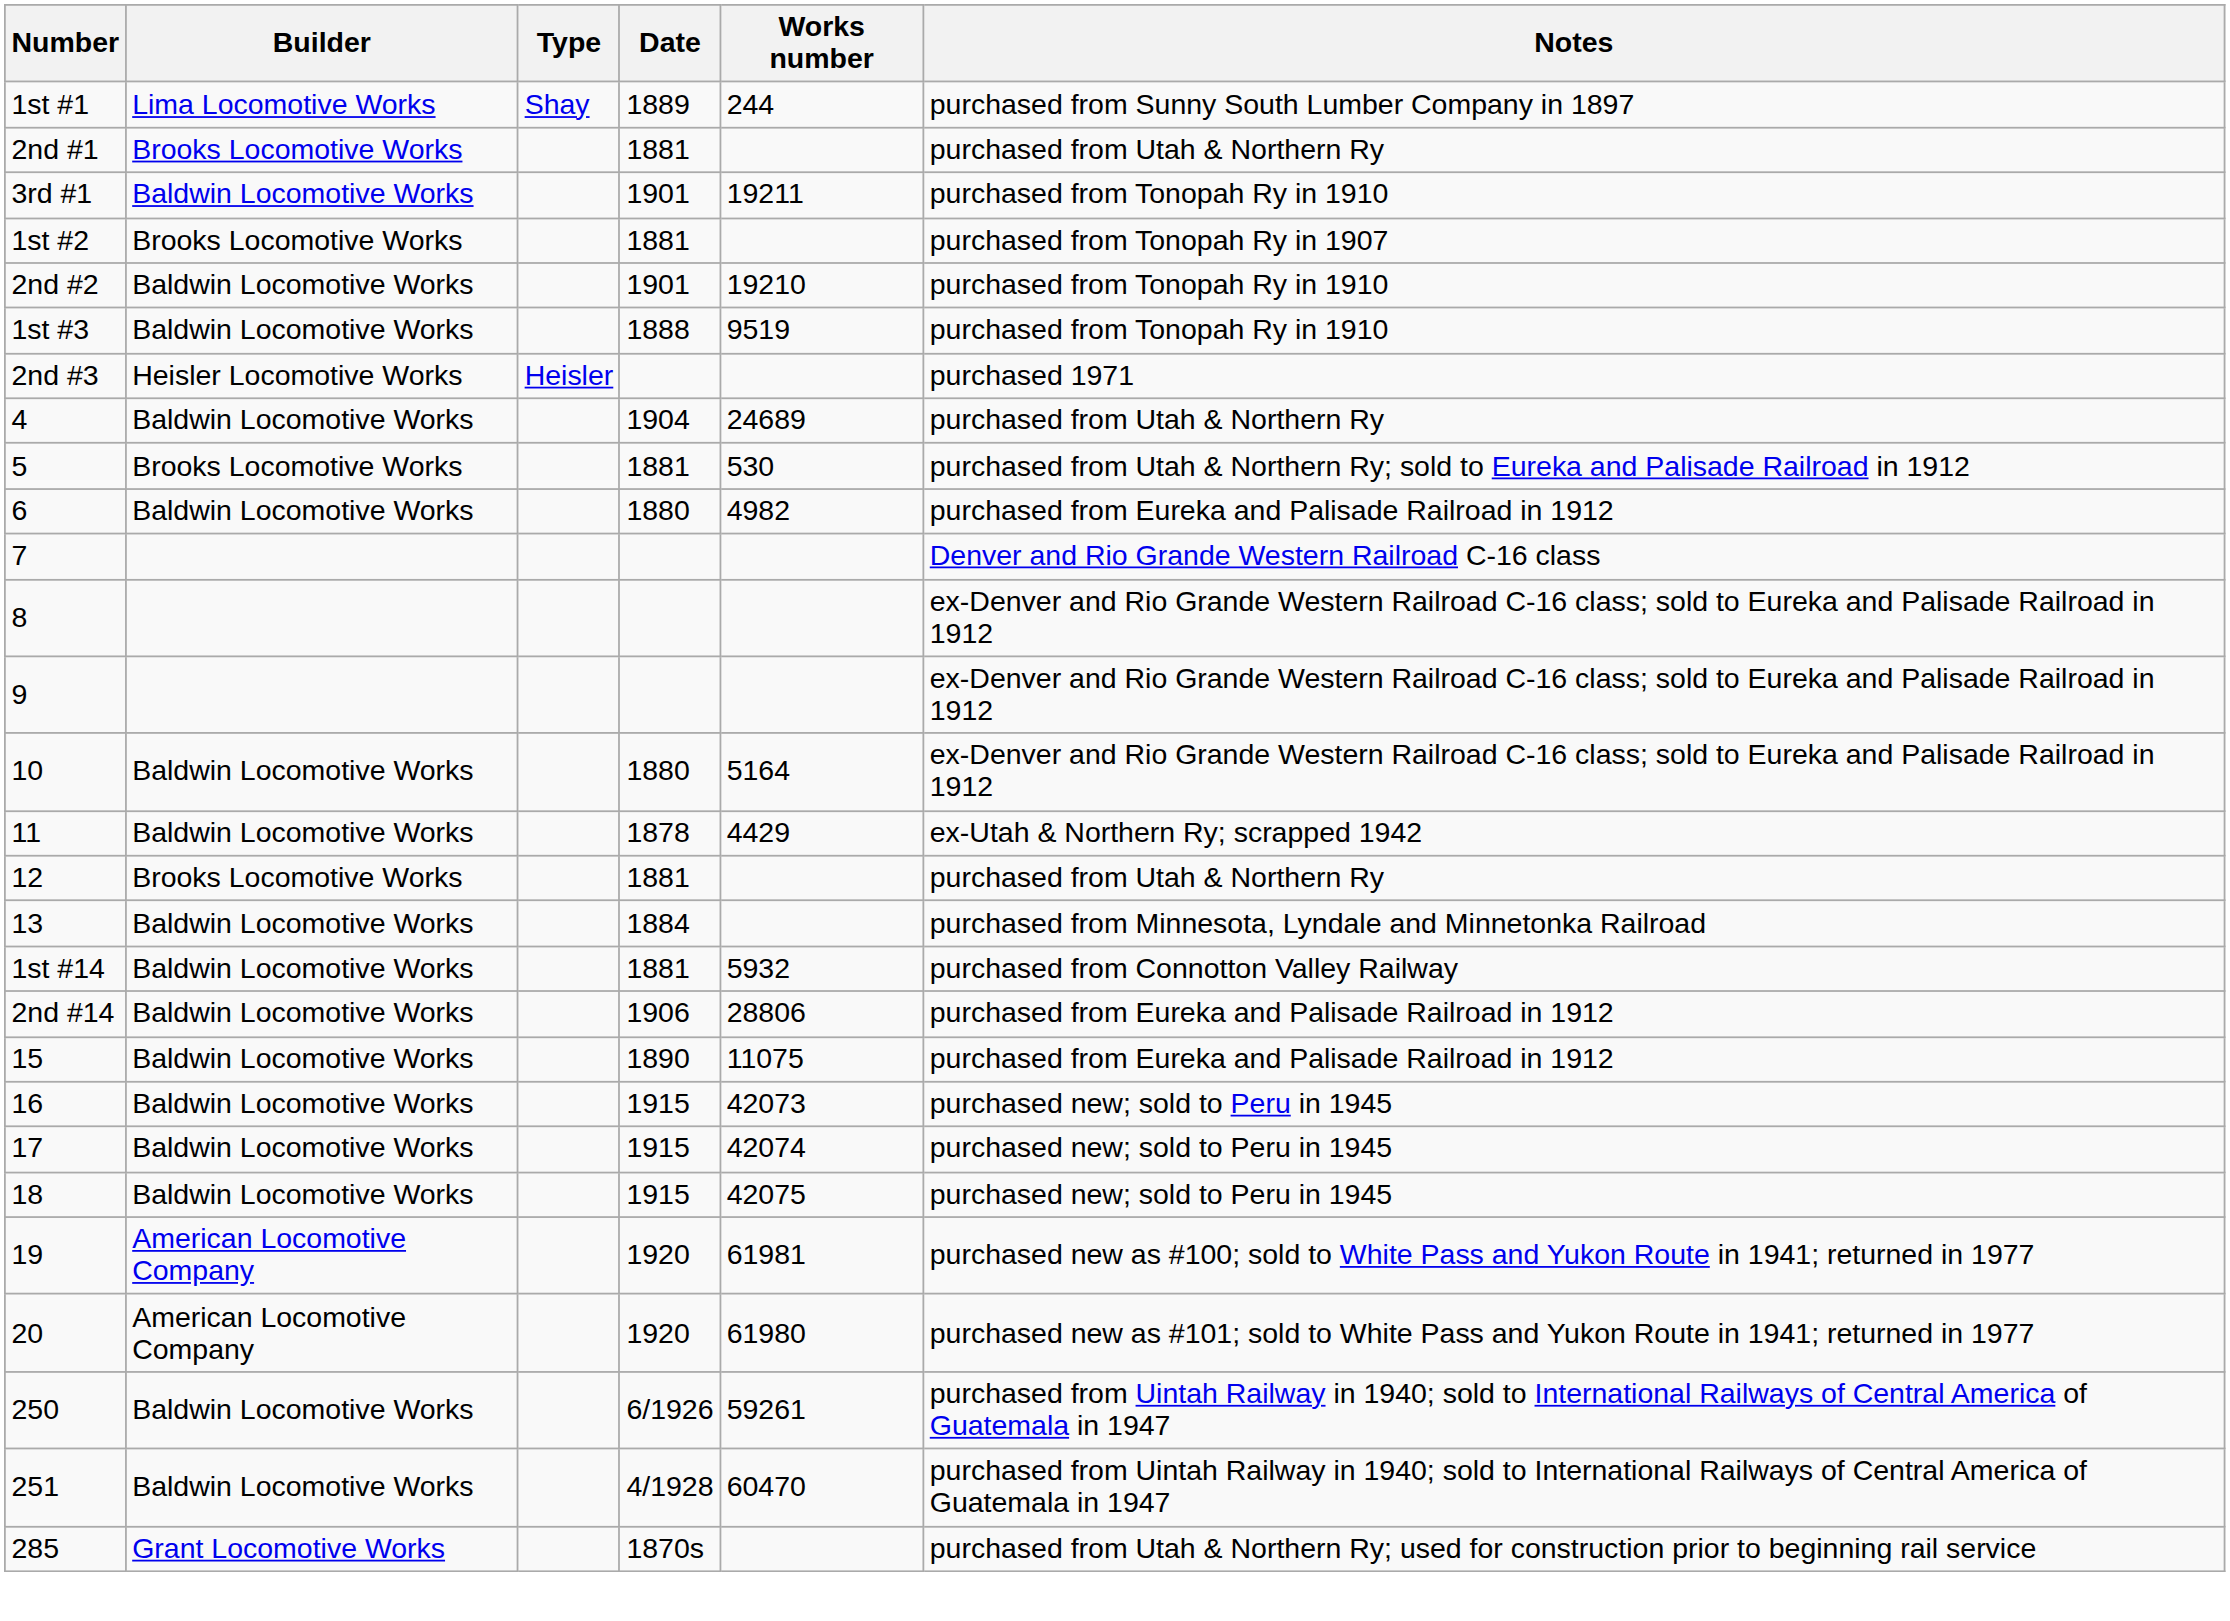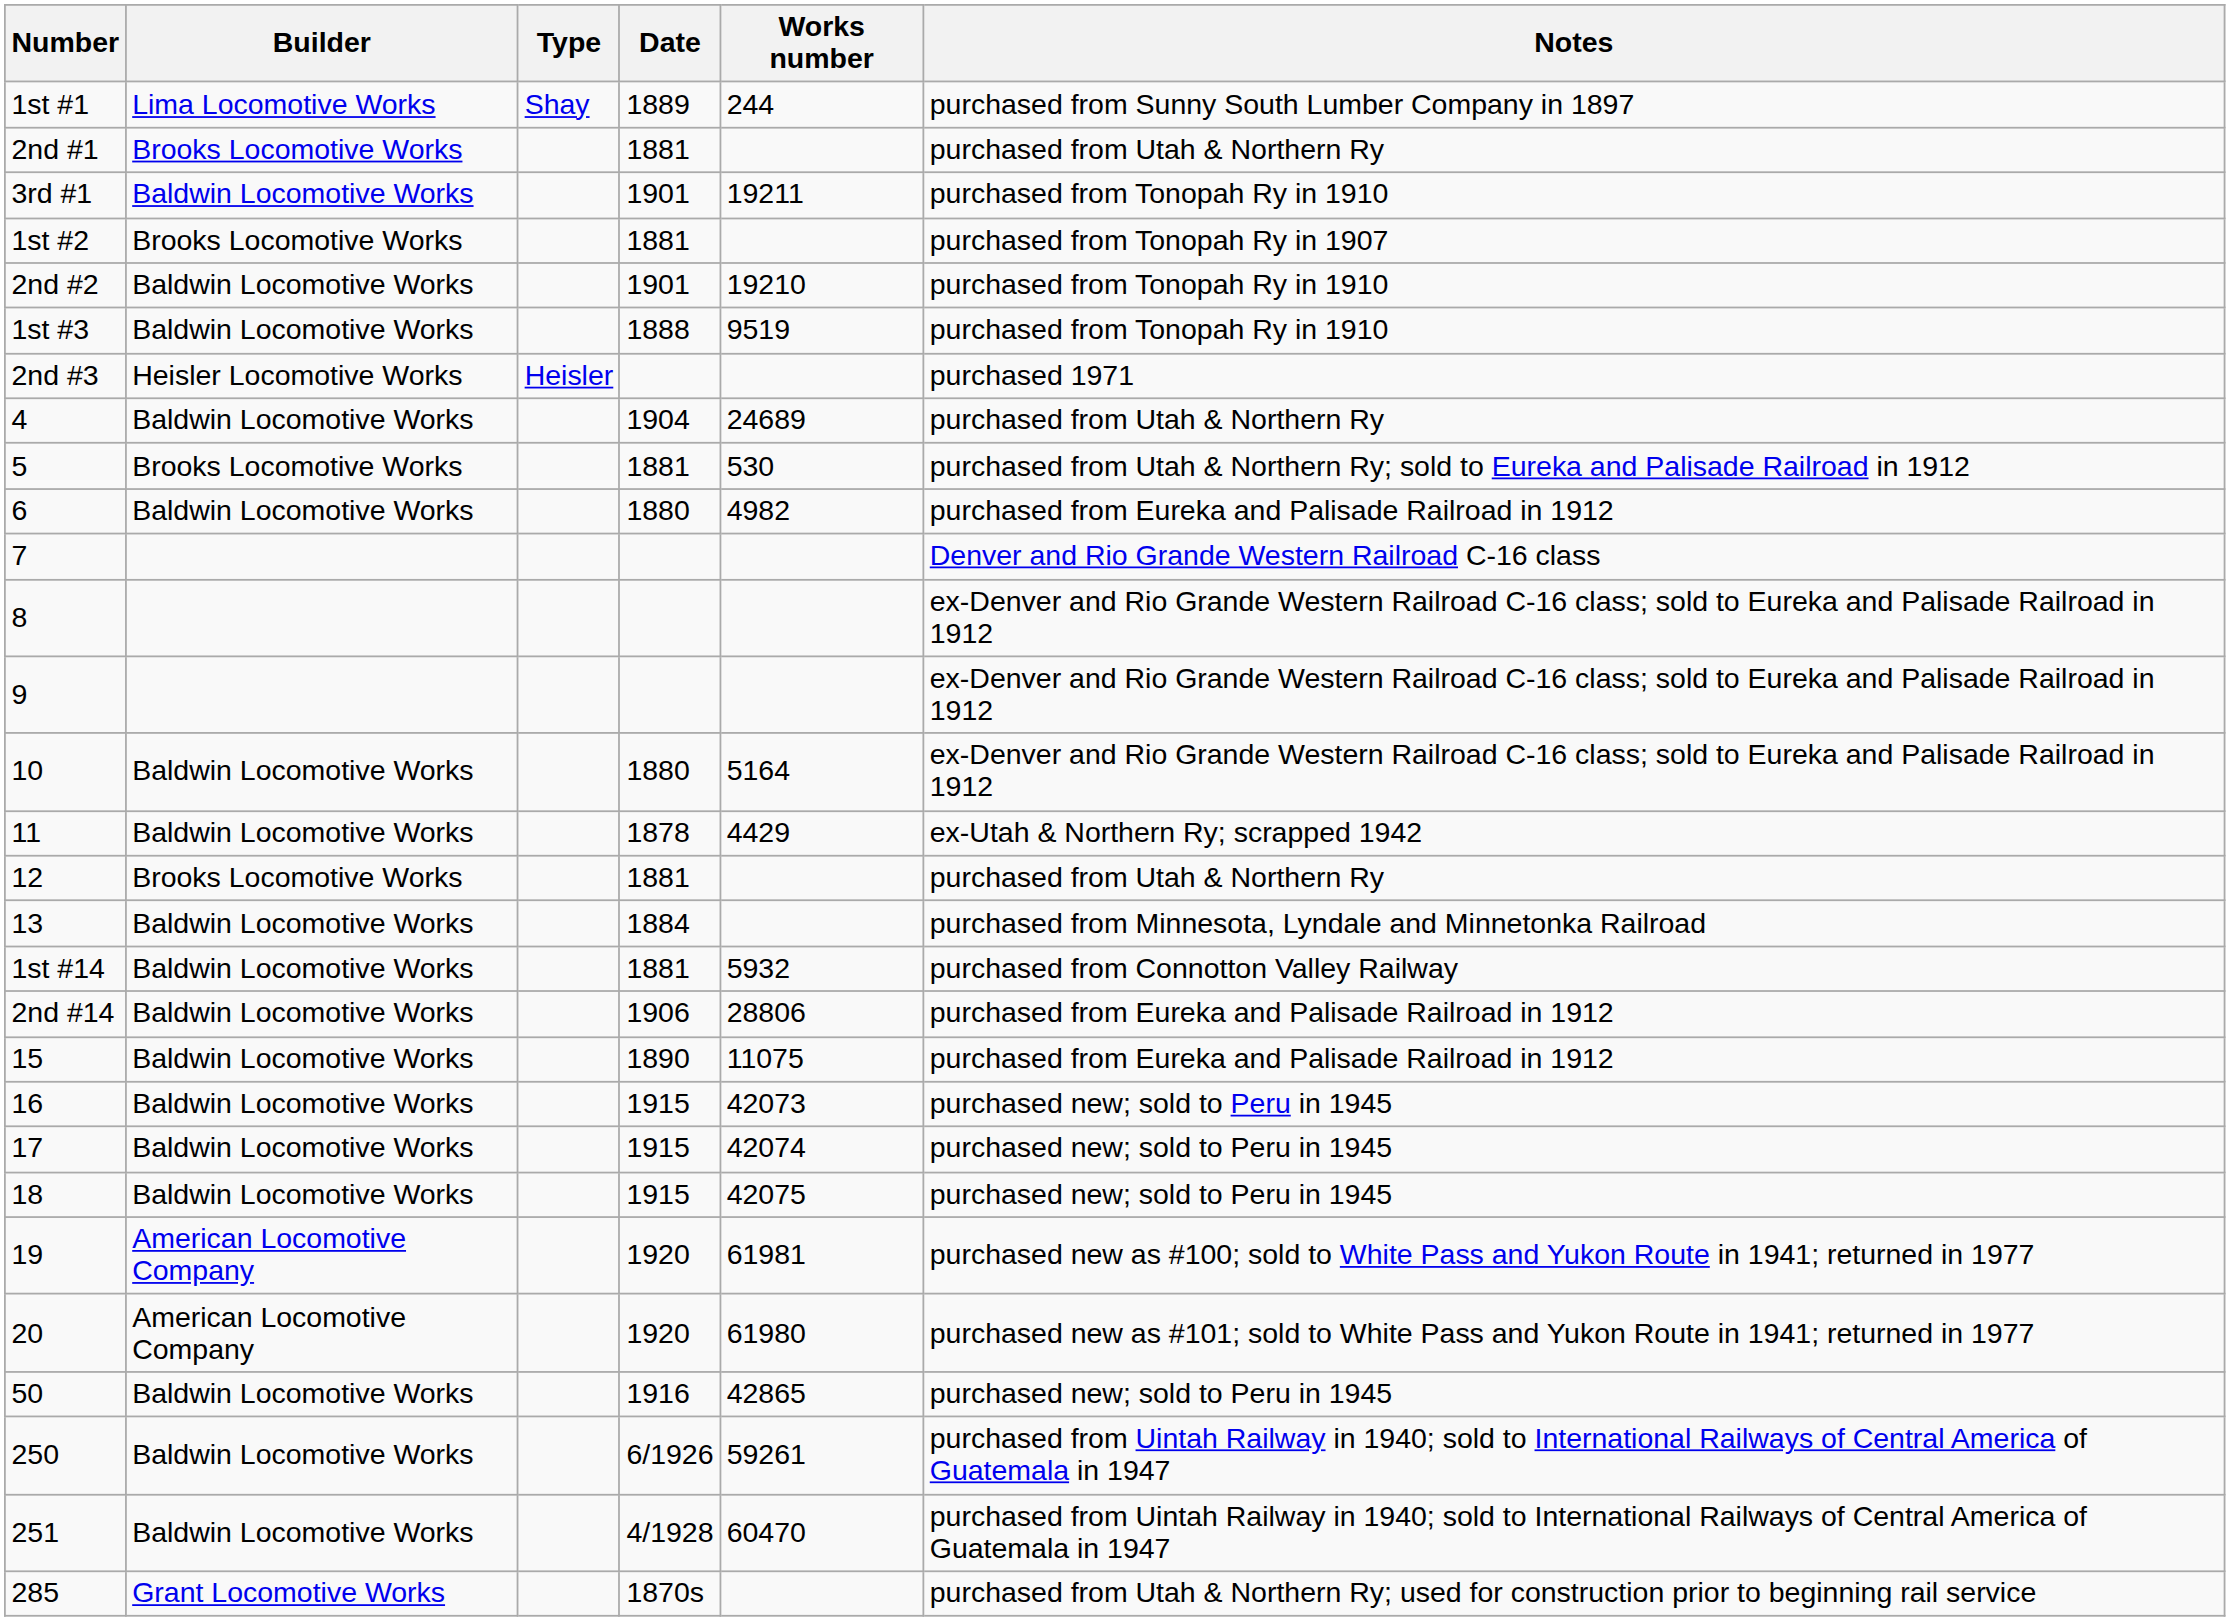+ row: (27, 1393)
